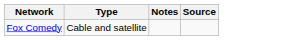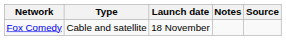+ column: (180, 12)
